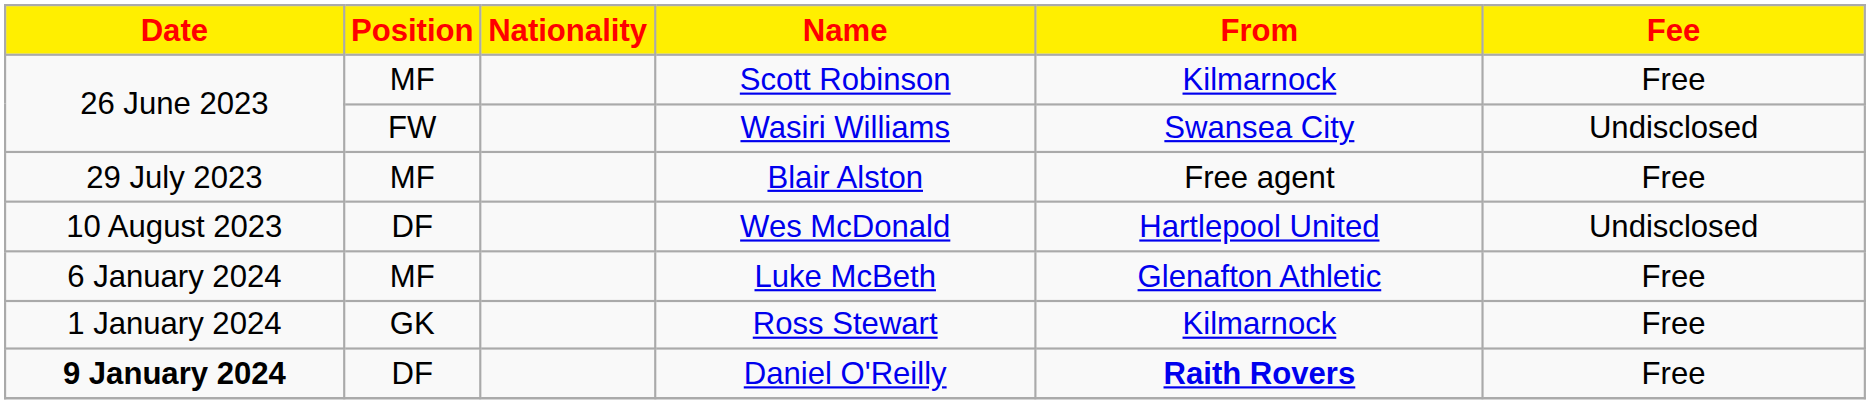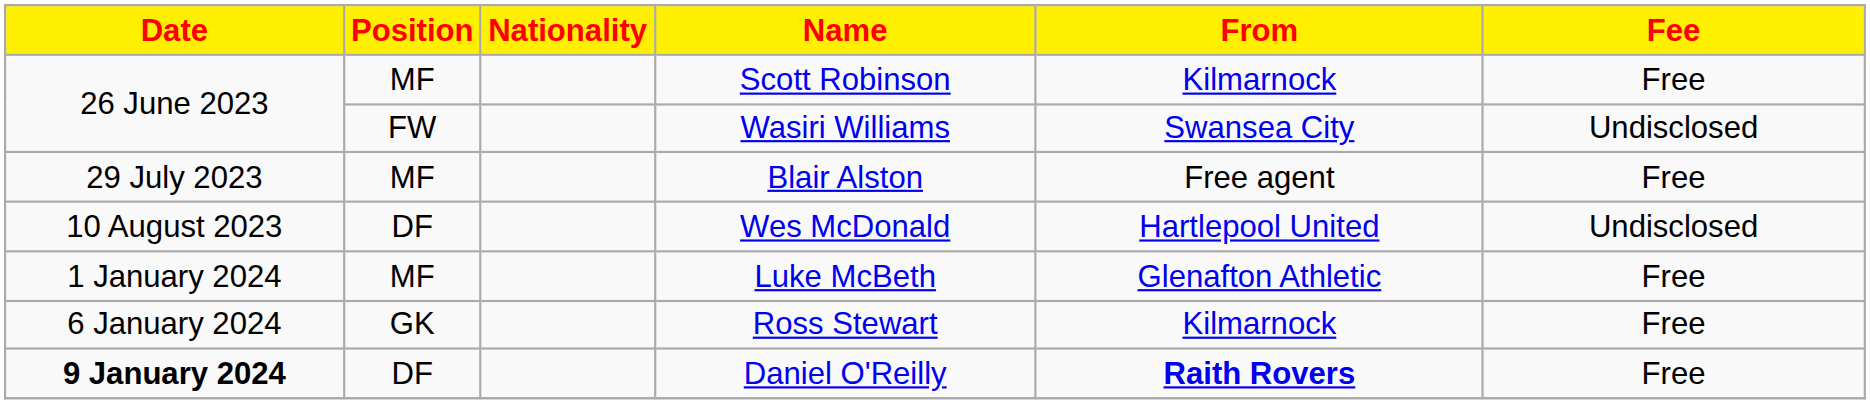(174, 276) 6 January 2024 -> (174, 276) 1 January 2024
(174, 325) 1 January 2024 -> (174, 325) 6 January 2024
